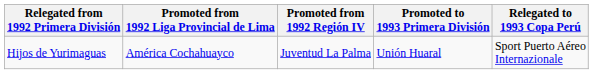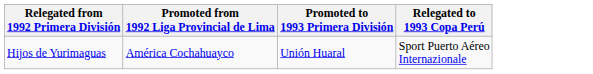- column: (326, 20)
